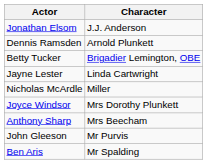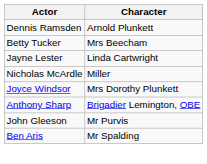- row: (42, 27)
(144, 58) Brigadier Lemington, OBE -> (117, 43) Mrs Beecham
(117, 120) Mrs Beecham -> (144, 105) Brigadier Lemington, OBE
